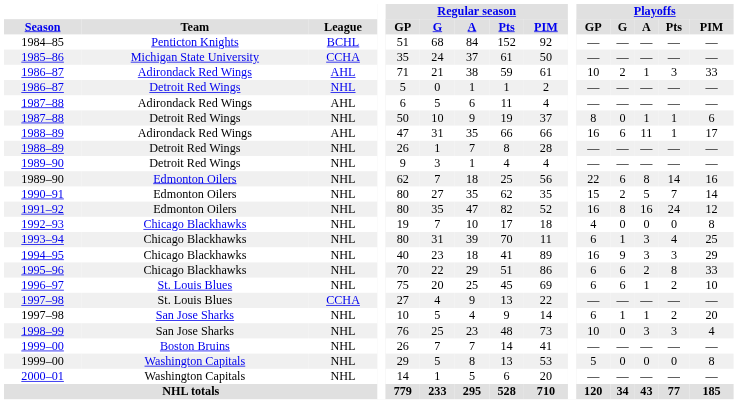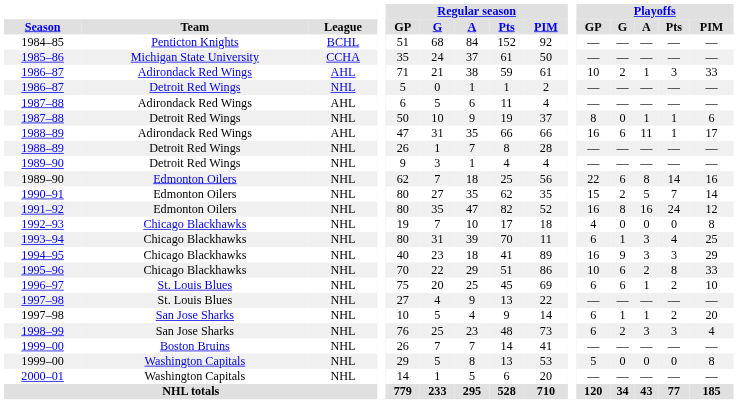(593, 270) 6 -> (593, 270) 10
(343, 300) CCHA -> (343, 300) NHL
(593, 330) 10 -> (593, 330) 6
(622, 330) 0 -> (622, 330) 2
